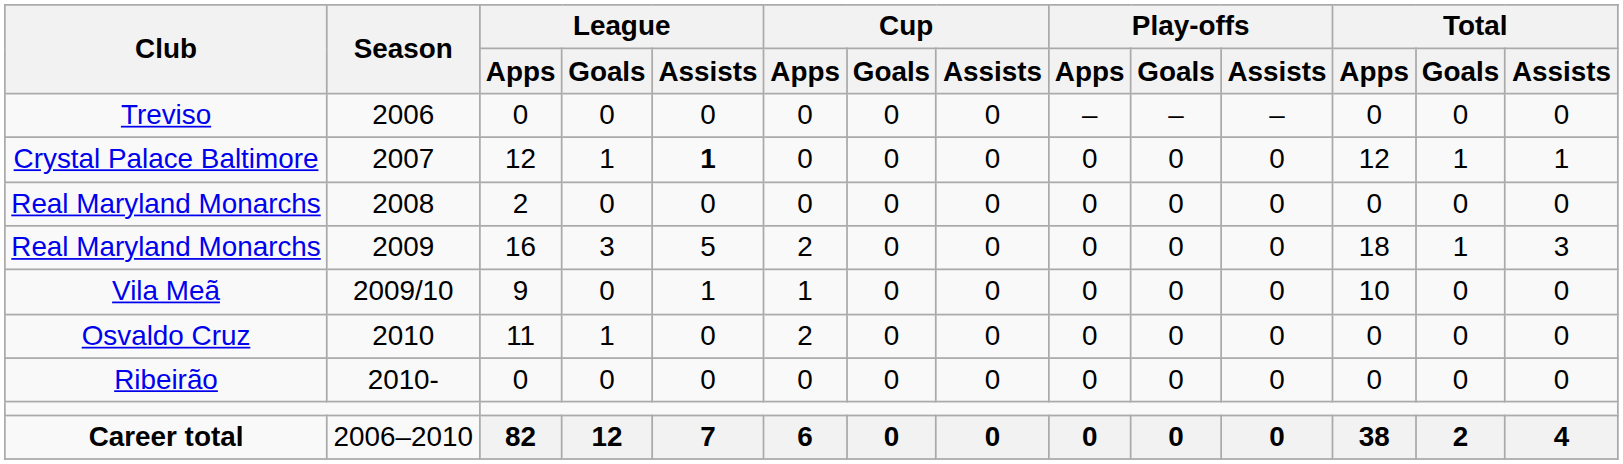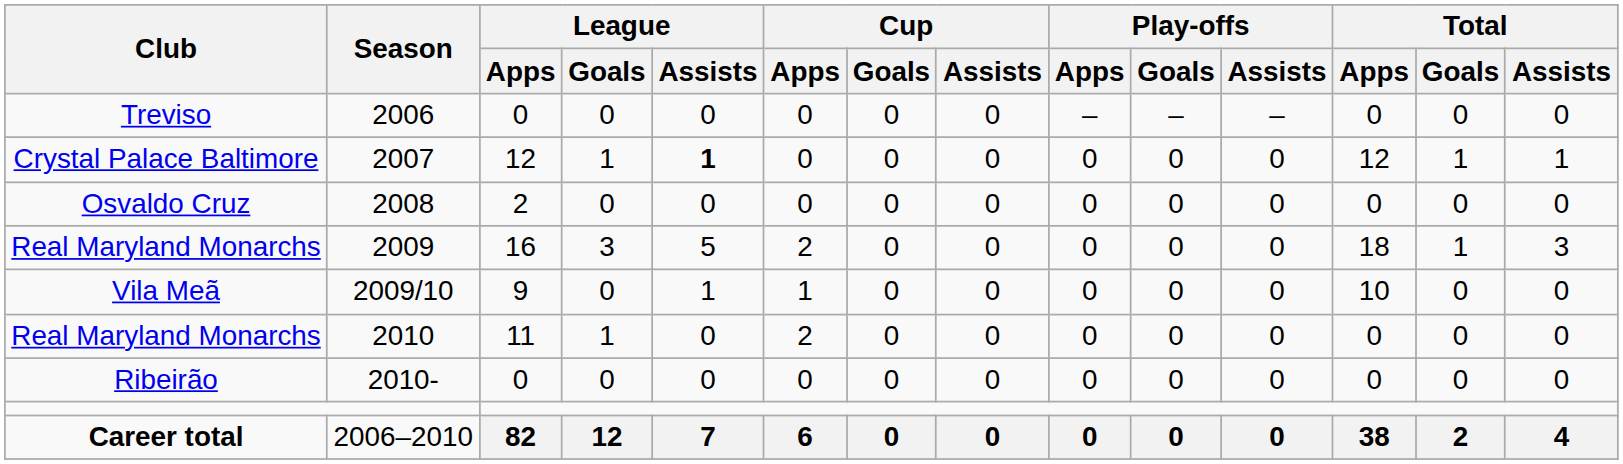(166, 203) Real Maryland Monarchs -> (166, 203) Osvaldo Cruz
(166, 335) Osvaldo Cruz -> (166, 335) Real Maryland Monarchs
